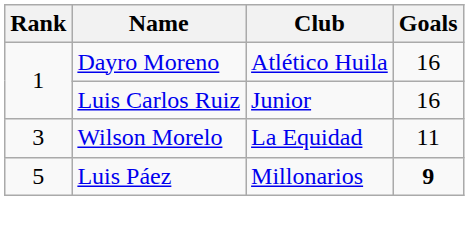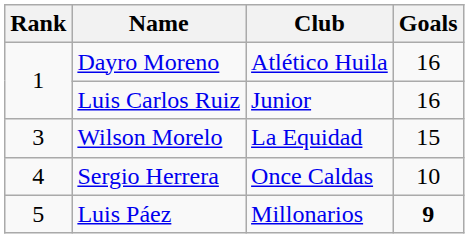(428, 137) 11 -> (428, 137) 15
+ row: (148, 175)
